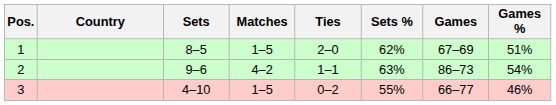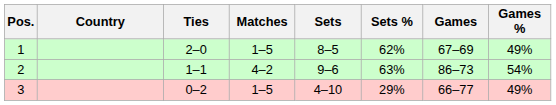columns swapped: (328, 21) <-> (196, 21)
(520, 49) 51% -> (520, 49) 49%
(392, 89) 55% -> (392, 89) 29%
(520, 89) 46% -> (520, 89) 49%
